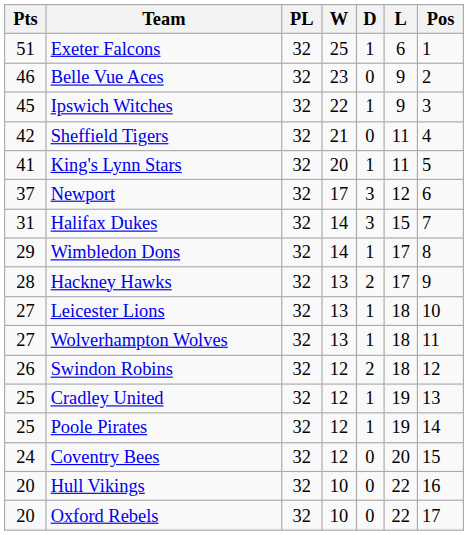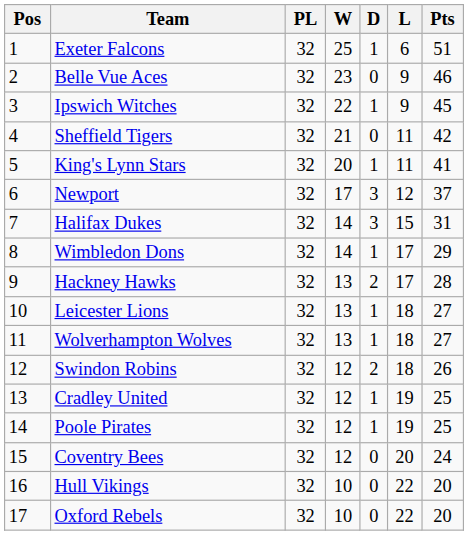columns swapped: (441, 19) <-> (25, 19)
